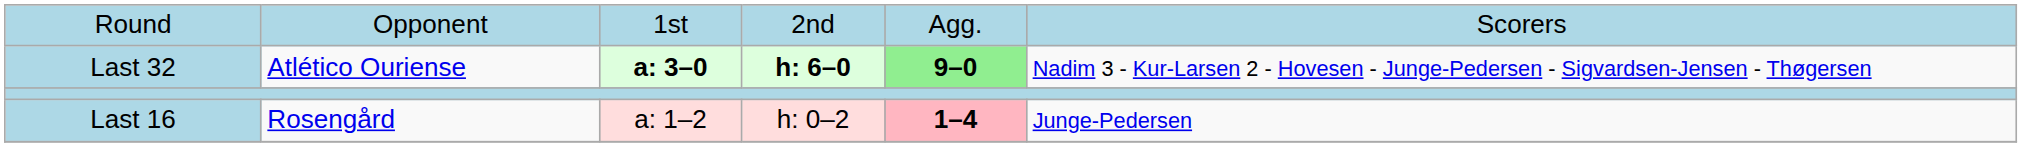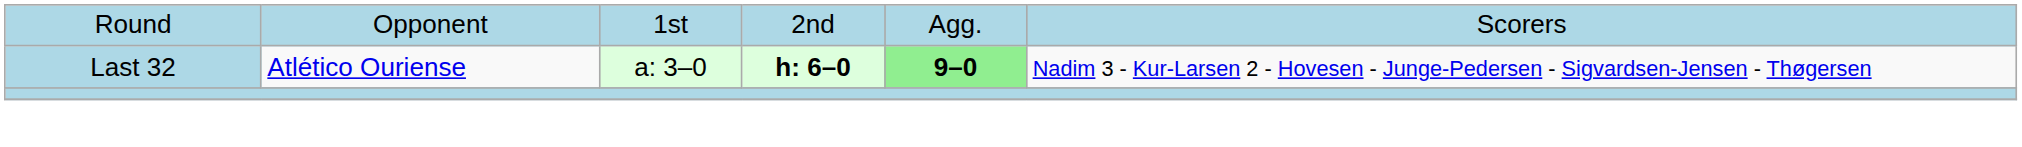(671, 66) bold -> (671, 66) normal
- row: (133, 119)
